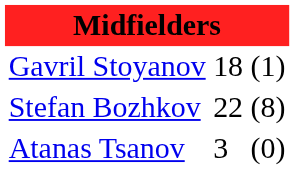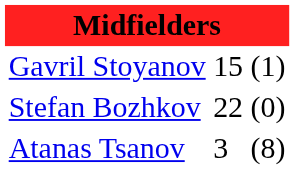(228, 66) 18 -> (228, 66) 15
(268, 107) (8) -> (268, 107) (0)
(268, 148) (0) -> (268, 148) (8)
